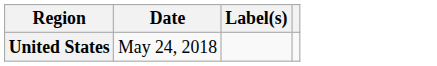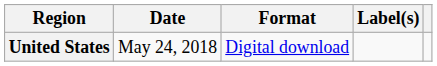+ column: (287, 18)
